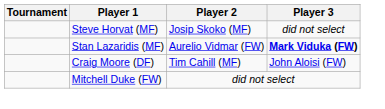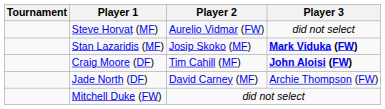(210, 29) Josip Skoko (MF) -> (217, 29) Aurelio Vidmar (FW)
(217, 46) Aurelio Vidmar (FW) -> (210, 46) Josip Skoko (MF)
(308, 63) normal -> (311, 63) bold
+ row: (110, 79)
